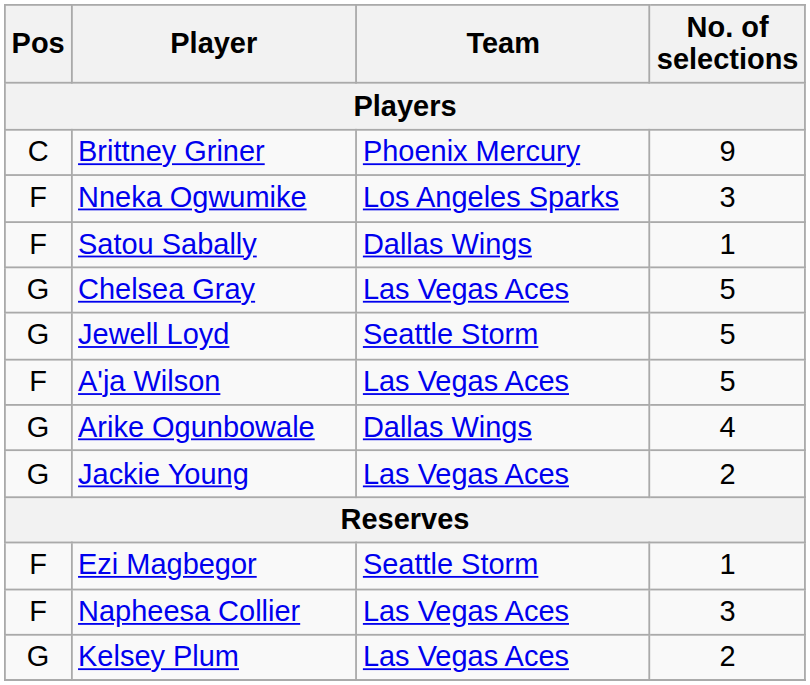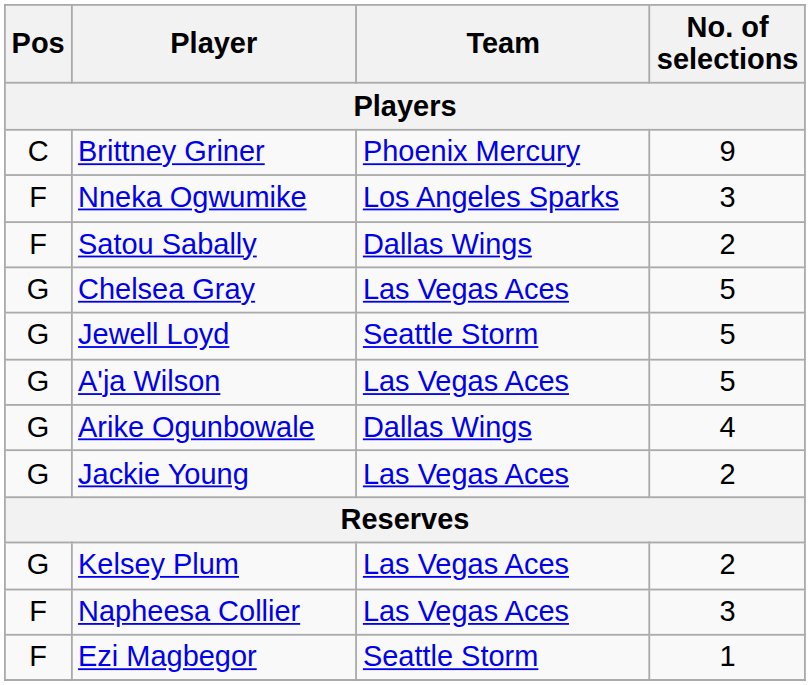(728, 243) 1 -> (728, 243) 2
(38, 381) F -> (38, 381) G
rows swapped: (159, 657) <-> (167, 565)
